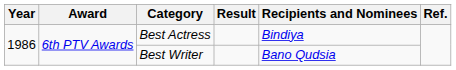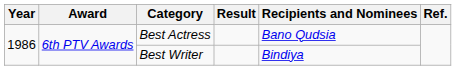(283, 34) Bindiya -> (299, 34) Bano Qudsia
(299, 55) Bano Qudsia -> (283, 55) Bindiya
